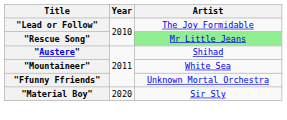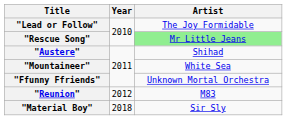+ row: (57, 94)
(122, 94) 2020 -> (122, 108) 2018
